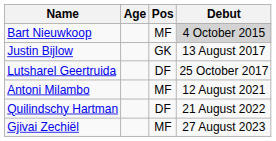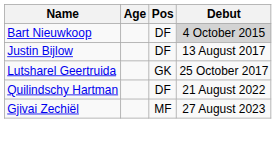(163, 33) MF -> (163, 33) DF
(163, 52) GK -> (163, 52) DF
(163, 71) DF -> (163, 71) GK
- row: (48, 90)
